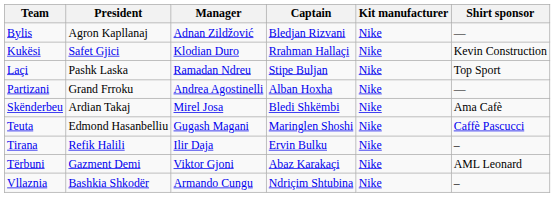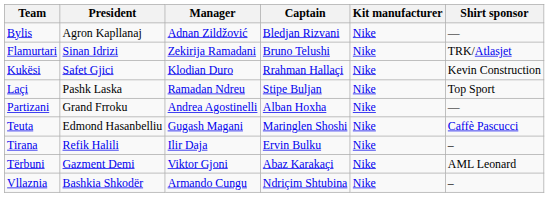+ row: (32, 51)
- row: (35, 107)
